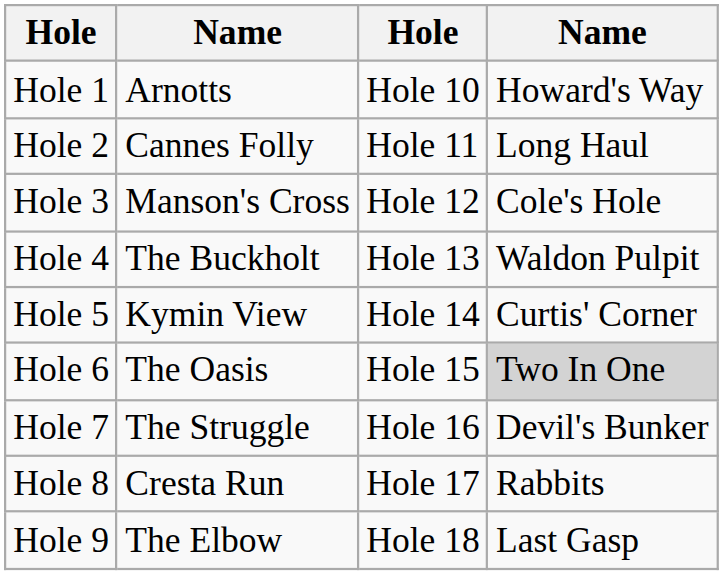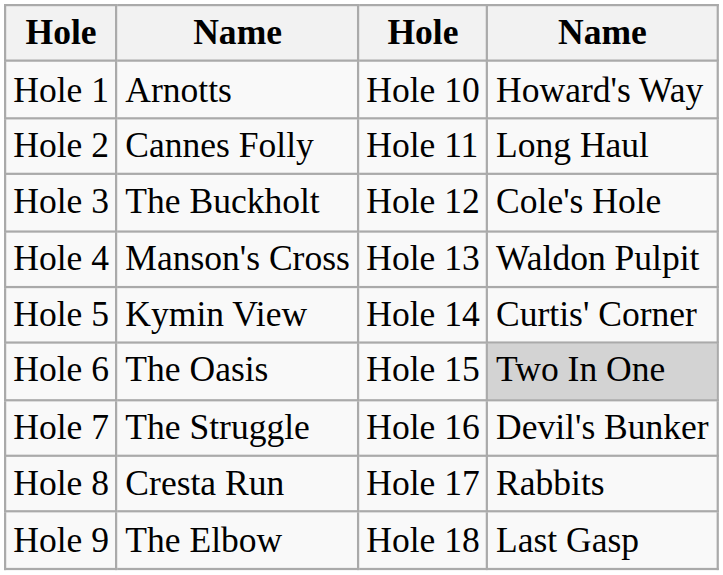(238, 201) Manson's Cross -> (223, 201) The Buckholt
(223, 257) The Buckholt -> (238, 257) Manson's Cross
